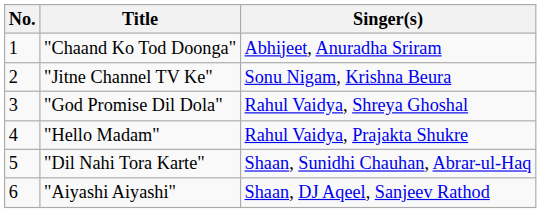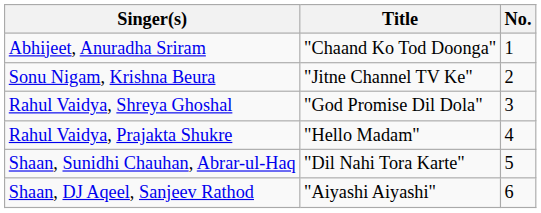columns swapped: (22, 18) <-> (388, 18)
